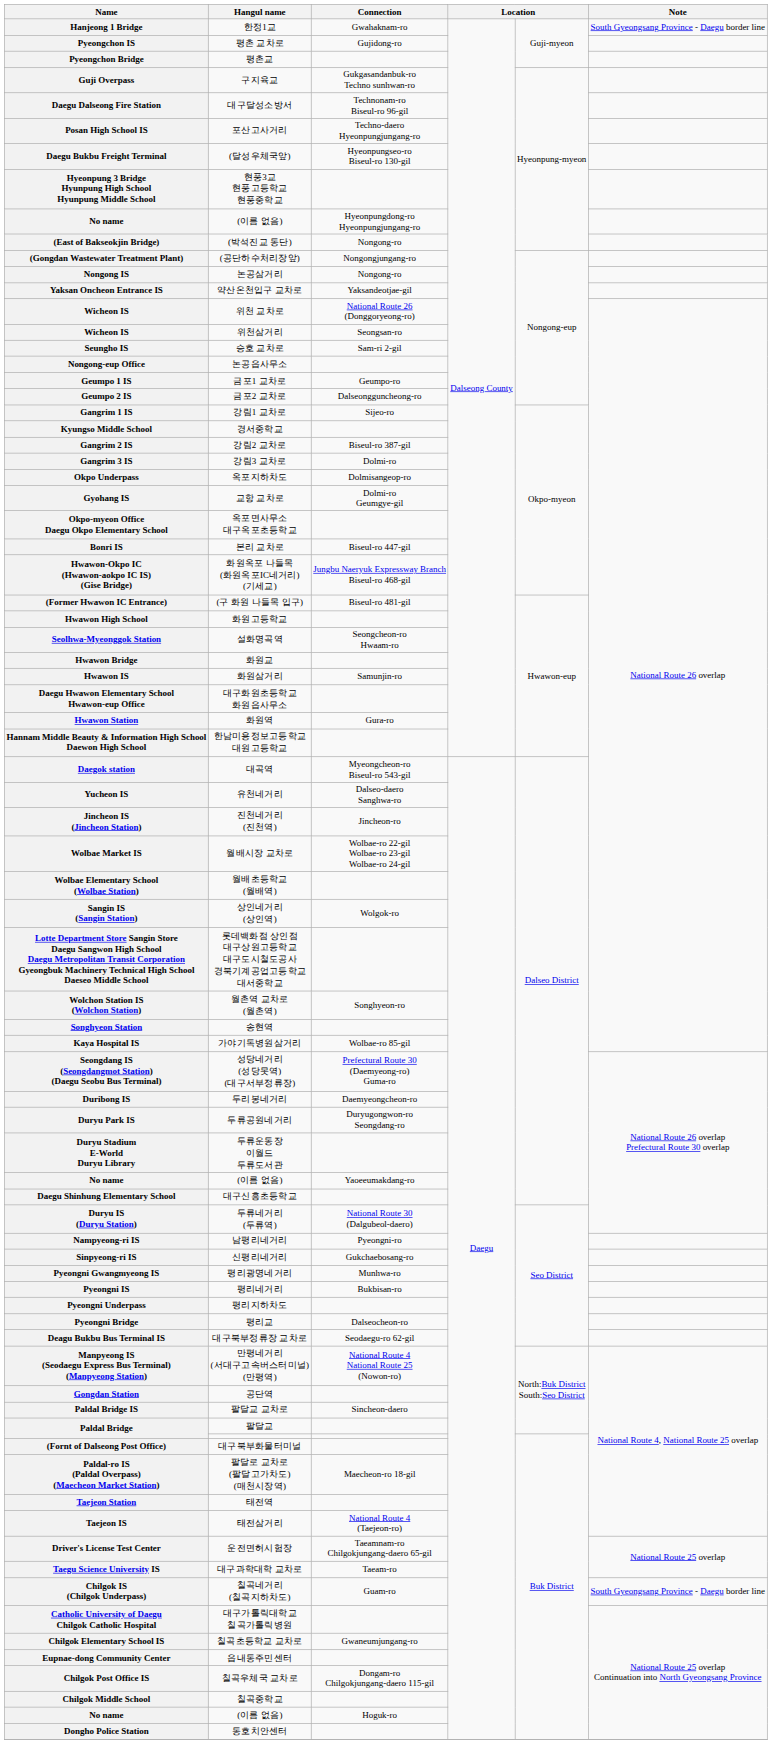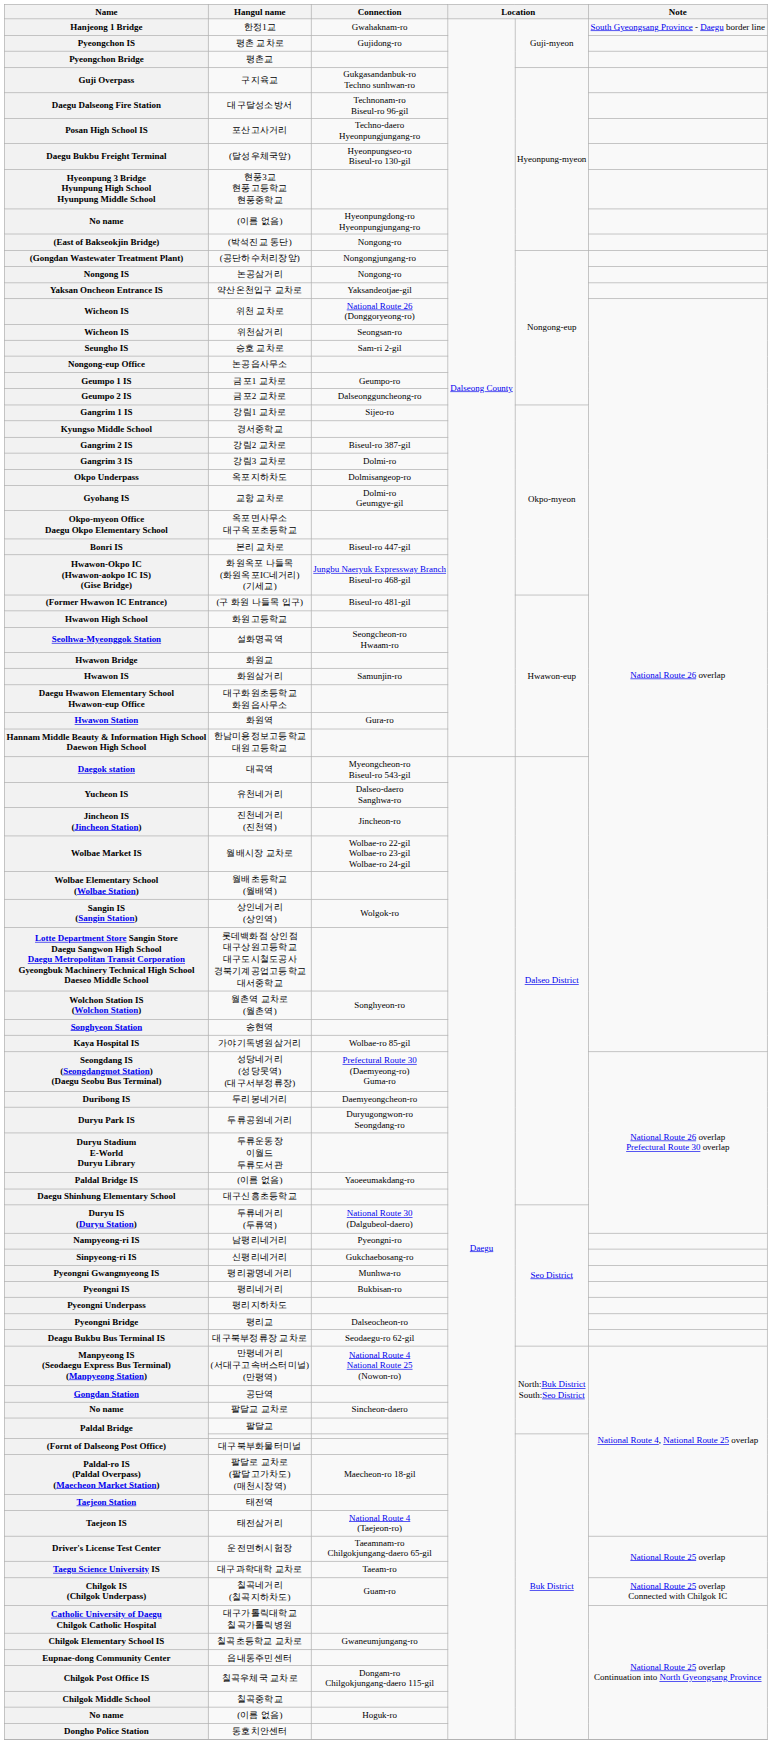(106, 1180) No name -> (106, 1180) Paldal Bridge IS
(106, 1409) Paldal Bridge IS -> (106, 1409) No name
(678, 1591) South Gyeongsang Province - Daegu border line -> (678, 1591) National Route 25 overlap Connected with Chilgok IC
